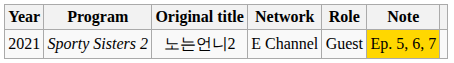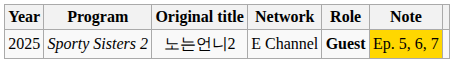(24, 44) 2021 -> (24, 44) 2025
(344, 44) normal -> (346, 44) bold
